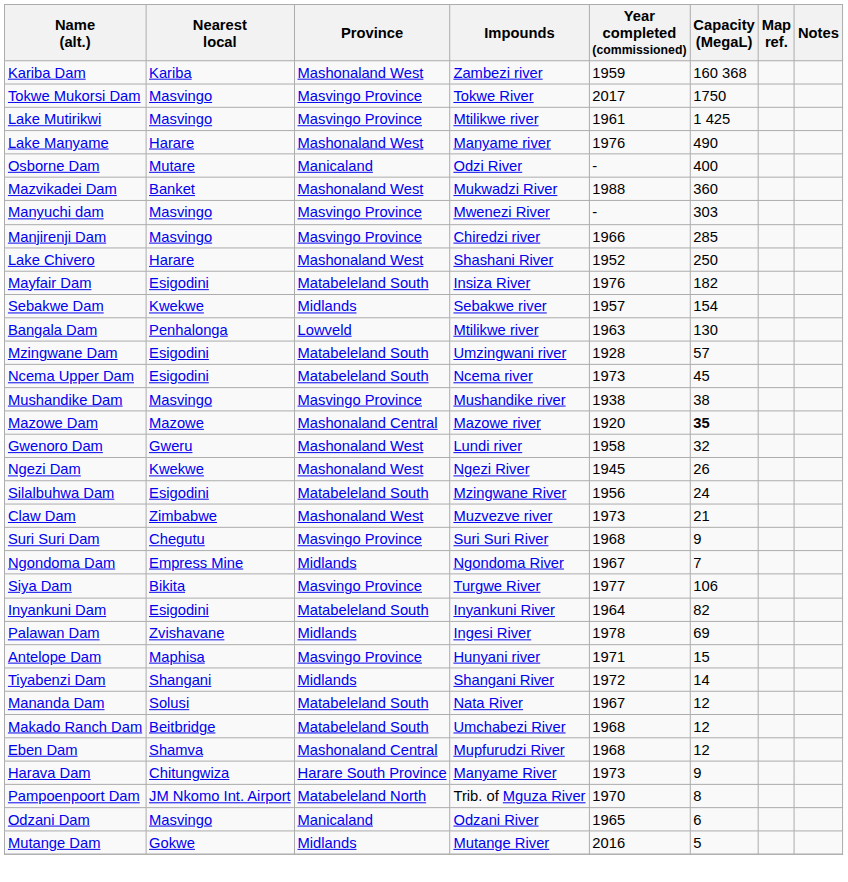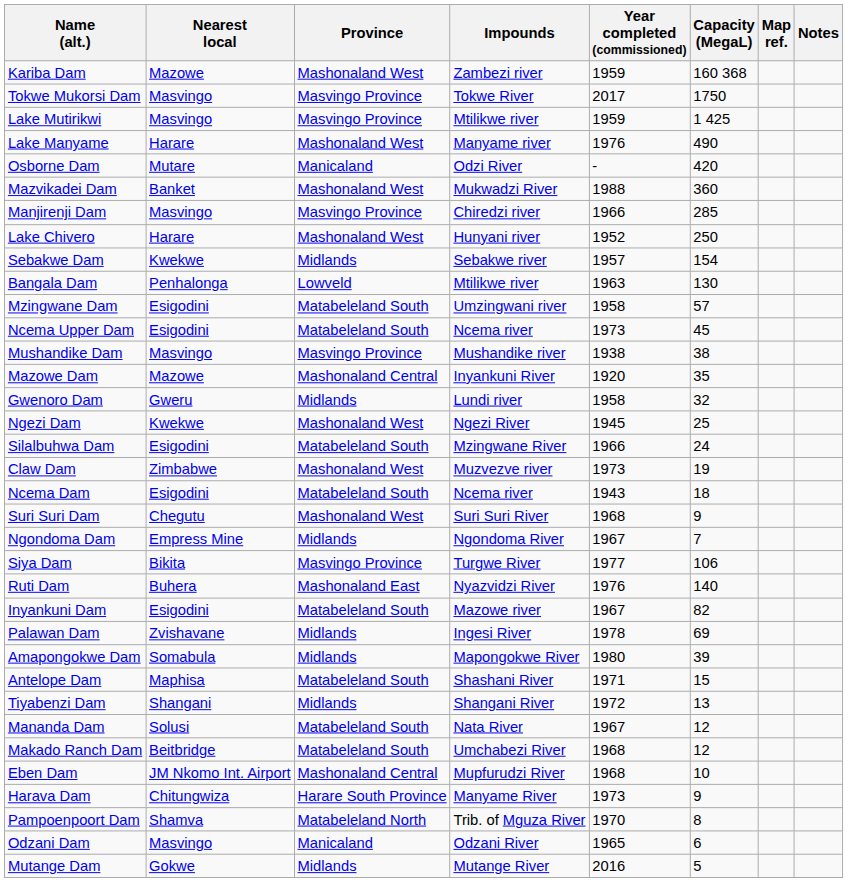(170, 73) Kariba -> (176, 73) Mazowe
(609, 119) 1961 -> (609, 119) 1959
(706, 166) 400 -> (706, 166) 420
- row: (56, 213)
(503, 259) Shashani River -> (497, 236) Hunyani river
- row: (50, 283)
(609, 353) 1928 -> (609, 306) 1958
(497, 423) Mazowe river -> (504, 376) Inyankuni River
(702, 423) bold -> (702, 376) normal
(360, 446) Mashonaland West -> (327, 399) Midlands
(702, 469) 26 -> (702, 423) 25
(609, 493) 1956 -> (609, 446) 1966
(702, 516) 21 -> (702, 469) 19
+ row: (49, 493)
(360, 539) Masvingo Province -> (360, 516) Mashonaland West
+ row: (39, 586)
(504, 609) Inyankuni River -> (497, 609) Mazowe river
(609, 609) 1964 -> (609, 609) 1967
+ row: (74, 656)
(360, 656) Masvingo Province -> (363, 680) Matabeleland South
(497, 656) Hunyani river -> (503, 680) Shashani River
(702, 680) 14 -> (702, 703) 13
(176, 750) Shamva -> (220, 773) JM Nkomo Int. Airport
(702, 750) 12 -> (702, 773) 10
(220, 796) JM Nkomo Int. Airport -> (176, 820) Shamva
